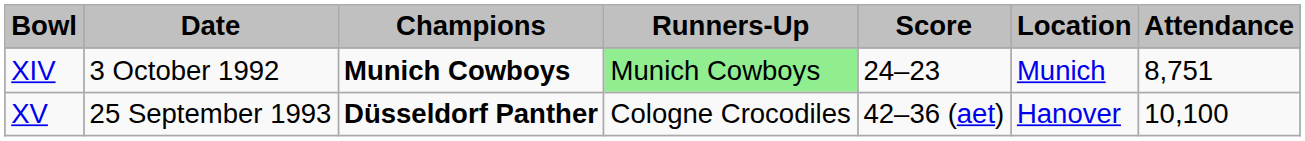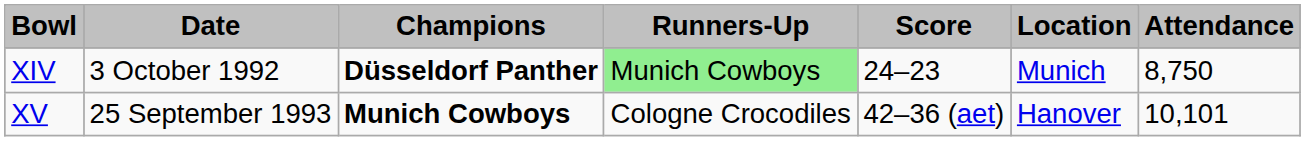(457, 69) Munich Cowboys -> (471, 69) Düsseldorf Panther
(1179, 69) 8,751 -> (1179, 69) 8,750
(471, 113) Düsseldorf Panther -> (457, 113) Munich Cowboys
(1186, 113) 10,100 -> (1186, 113) 10,101
